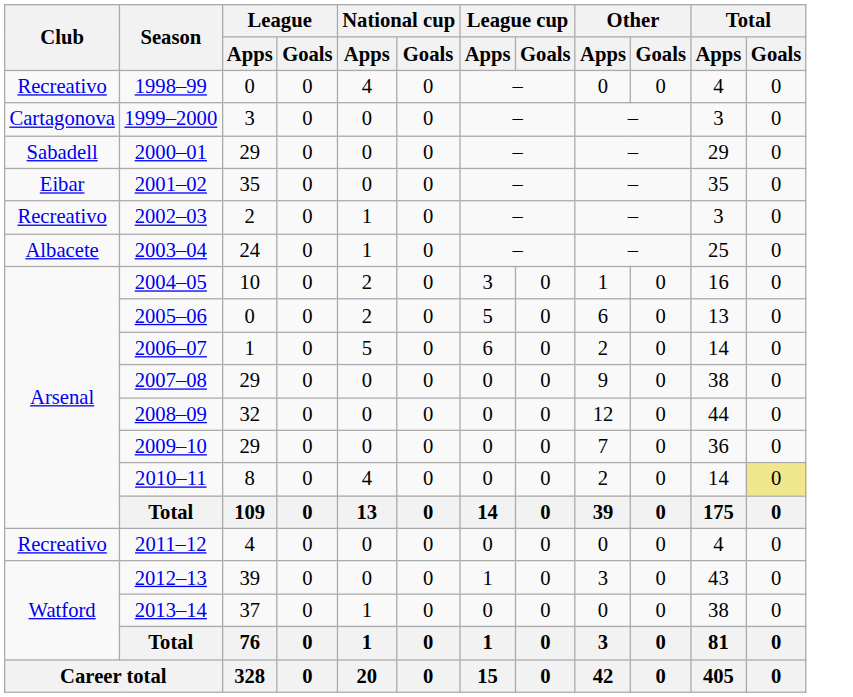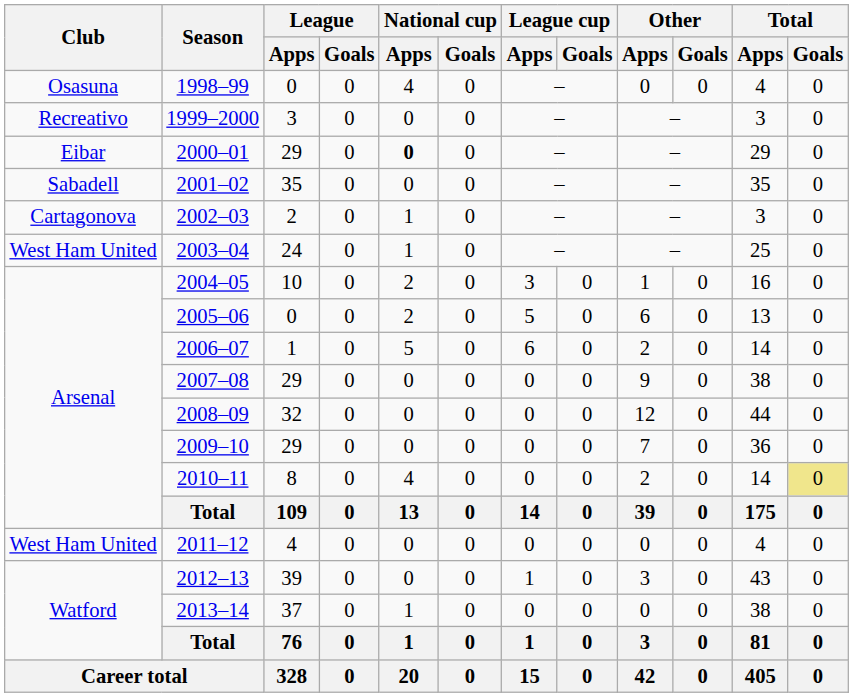(62, 86) Recreativo -> (83, 86) Osasuna
(62, 119) Cartagonova -> (83, 119) Recreativo
(62, 151) Sabadell -> (83, 151) Eibar
(367, 151) normal -> (409, 151) bold
(62, 184) Eibar -> (83, 184) Sabadell
(62, 217) Recreativo -> (83, 217) Cartagonova
(62, 250) Albacete -> (83, 250) West Ham United
(62, 544) Recreativo -> (83, 544) West Ham United
